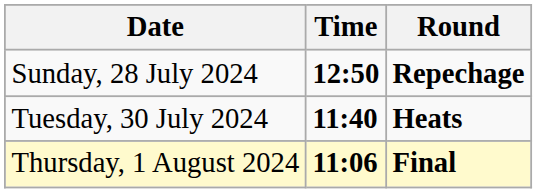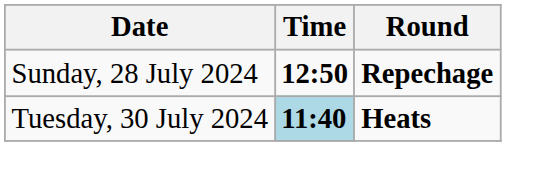(345, 118) no background -> (314, 118) lightblue background
- row: (155, 163)
